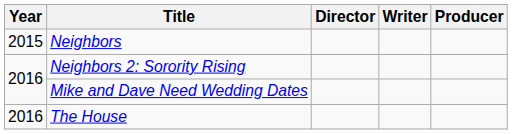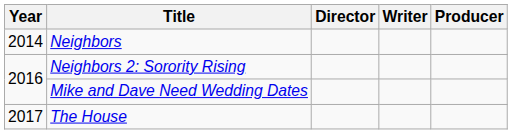(26, 41) 2015 -> (26, 41) 2014
(26, 116) 2016 -> (26, 116) 2017
